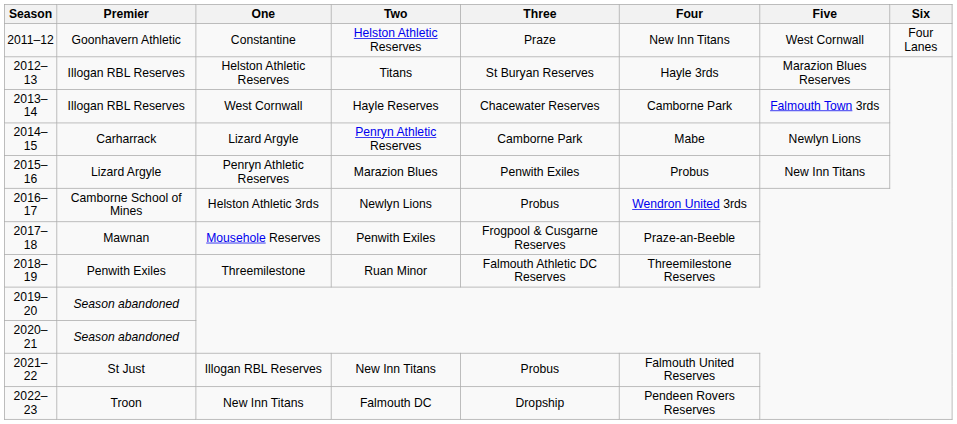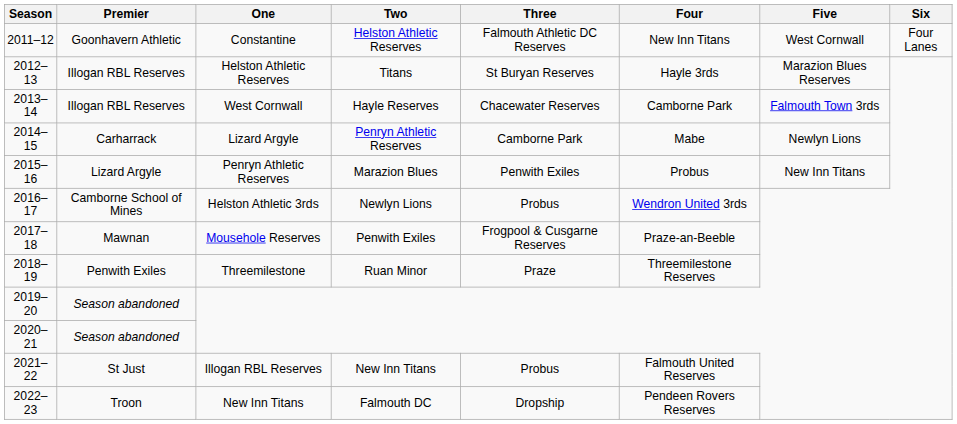(540, 40) Praze -> (540, 40) Falmouth Athletic DC Reserves
(540, 271) Falmouth Athletic DC Reserves -> (540, 271) Praze
